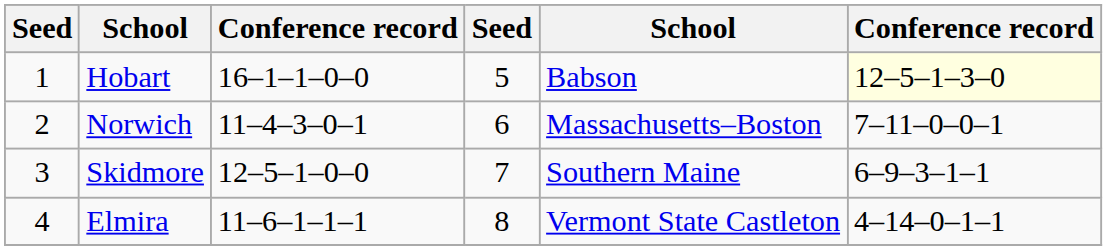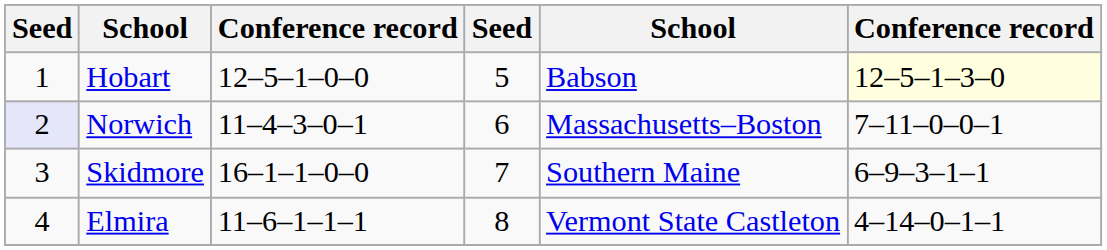(293, 76) 16–1–1–0–0 -> (293, 76) 12–5–1–0–0
(42, 124) no background -> (42, 124) lavender background
(293, 172) 12–5–1–0–0 -> (293, 172) 16–1–1–0–0
